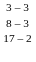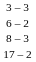+ row: (17, 23)
